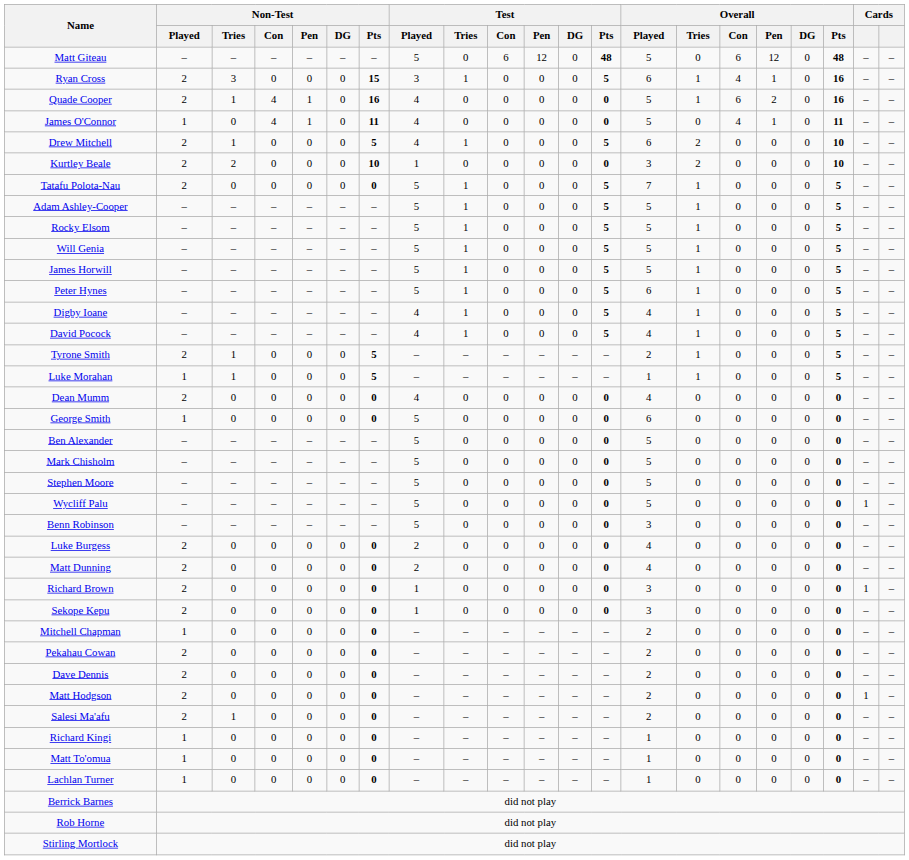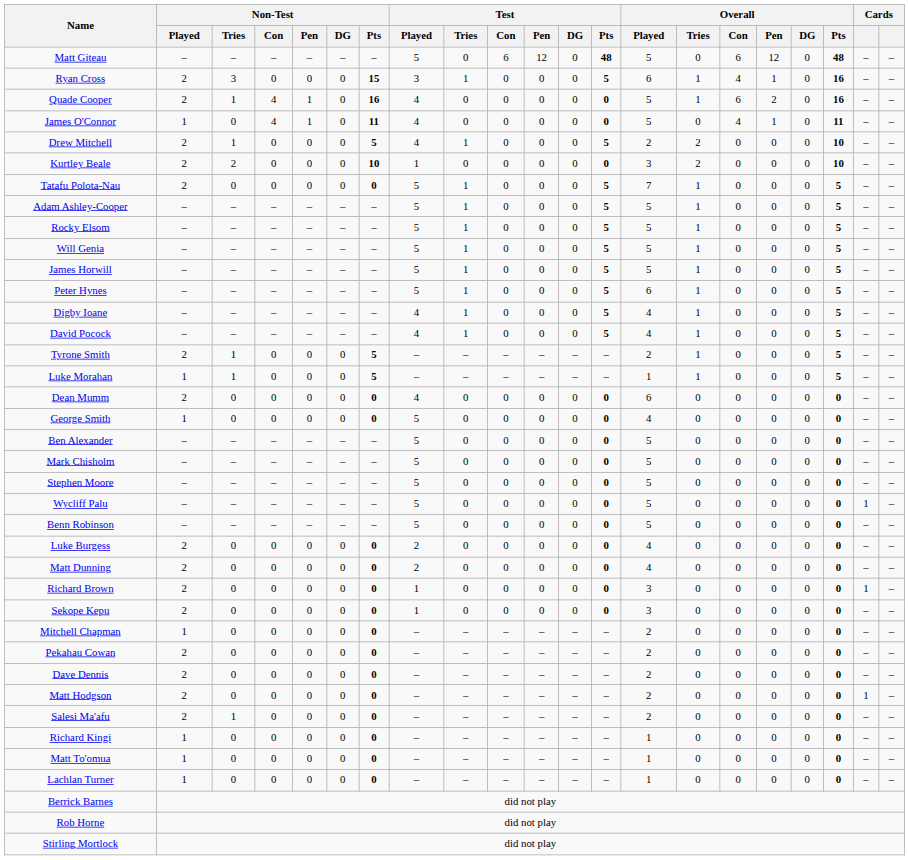(649, 142) 6 -> (649, 142) 2
(649, 397) 4 -> (649, 397) 6
(649, 419) 6 -> (649, 419) 4
(649, 525) 3 -> (649, 525) 5
